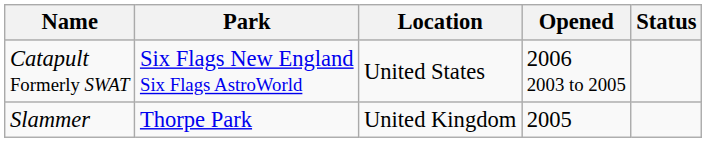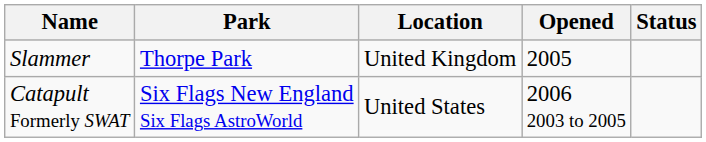rows swapped: (50, 119) <-> (70, 70)
